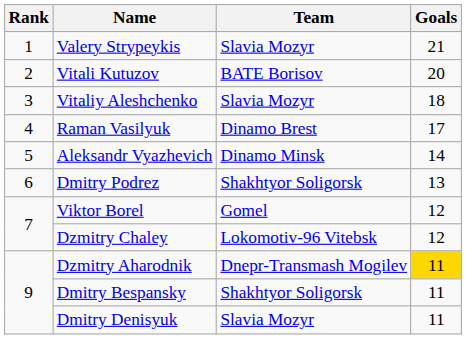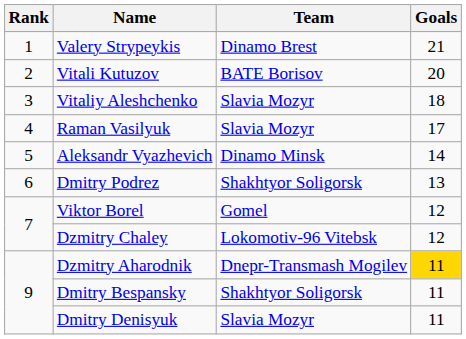(267, 45) Slavia Mozyr -> (269, 45) Dinamo Brest
(269, 127) Dinamo Brest -> (267, 127) Slavia Mozyr
